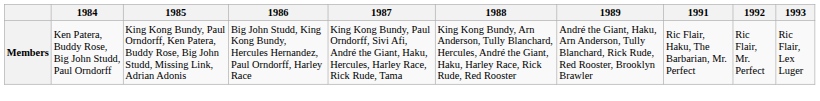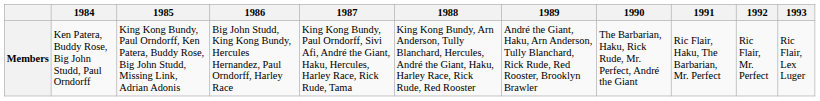+ column: (634, 12)
